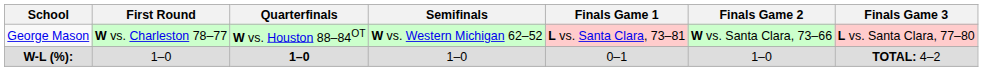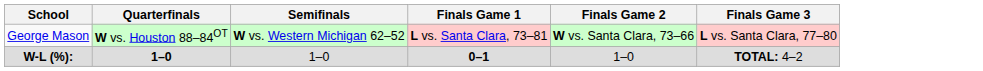- column: (161, 15)
(617, 57) normal -> (479, 57) bold
